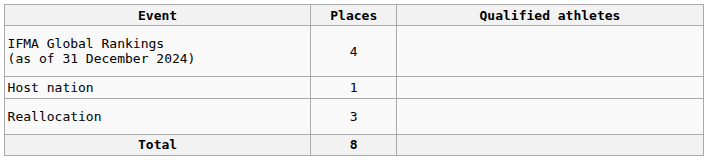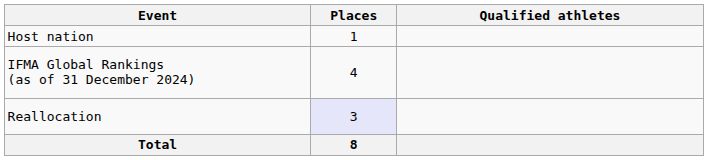rows swapped: (51, 87) <-> (102, 51)
(354, 116) no background -> (354, 116) lavender background
